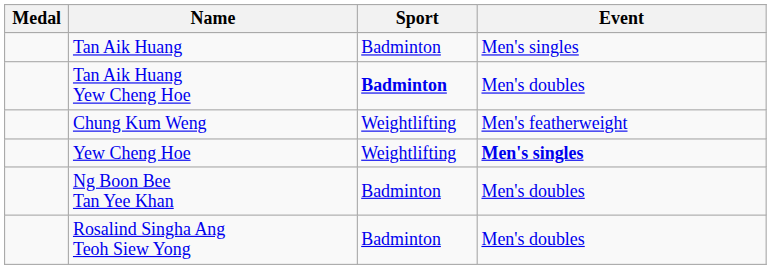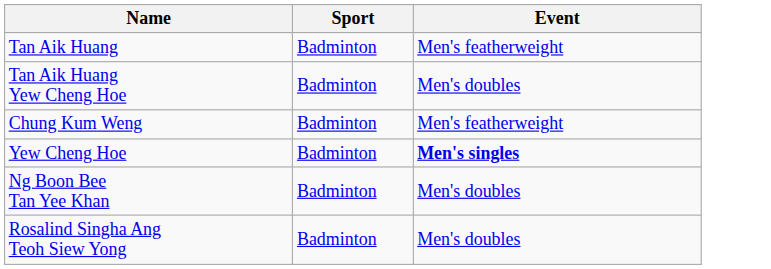- column: (37, 18)
(530, 47) Men's singles -> (490, 47) Men's featherweight
(404, 85) bold -> (337, 85) normal
(409, 124) Weightlifting -> (337, 124) Badminton
(409, 152) Weightlifting -> (337, 152) Badminton
